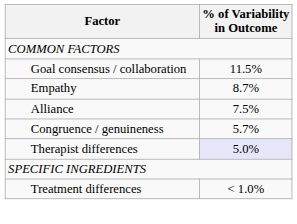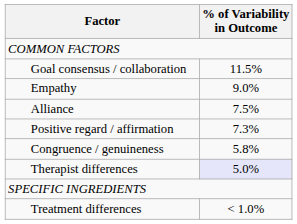(246, 88) 8.7% -> (246, 88) 9.0%
+ row: (102, 128)
(246, 128) 5.7% -> (246, 149) 5.8%
